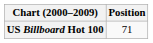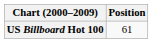(127, 30) 71 -> (127, 30) 61
